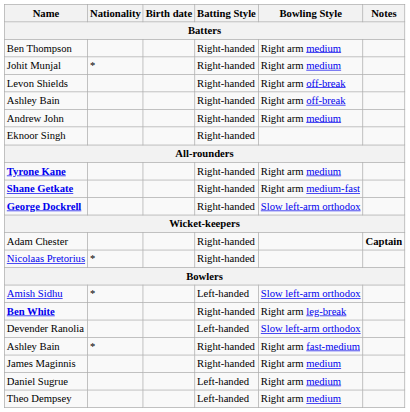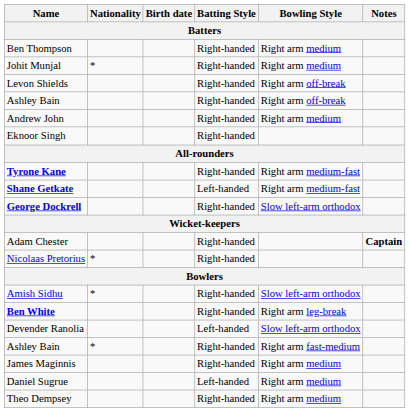(301, 171) Right arm medium -> (310, 171) Right arm medium-fast
(226, 188) Right-handed -> (223, 188) Left-handed
(223, 294) Left-handed -> (226, 294) Right-handed
(223, 399) Left-handed -> (226, 399) Right-handed
